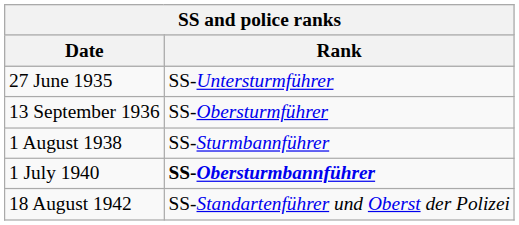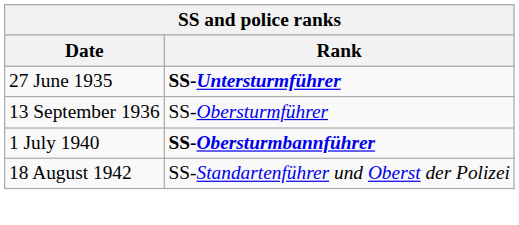(251, 81) normal -> (255, 81) bold
- row: (66, 142)
